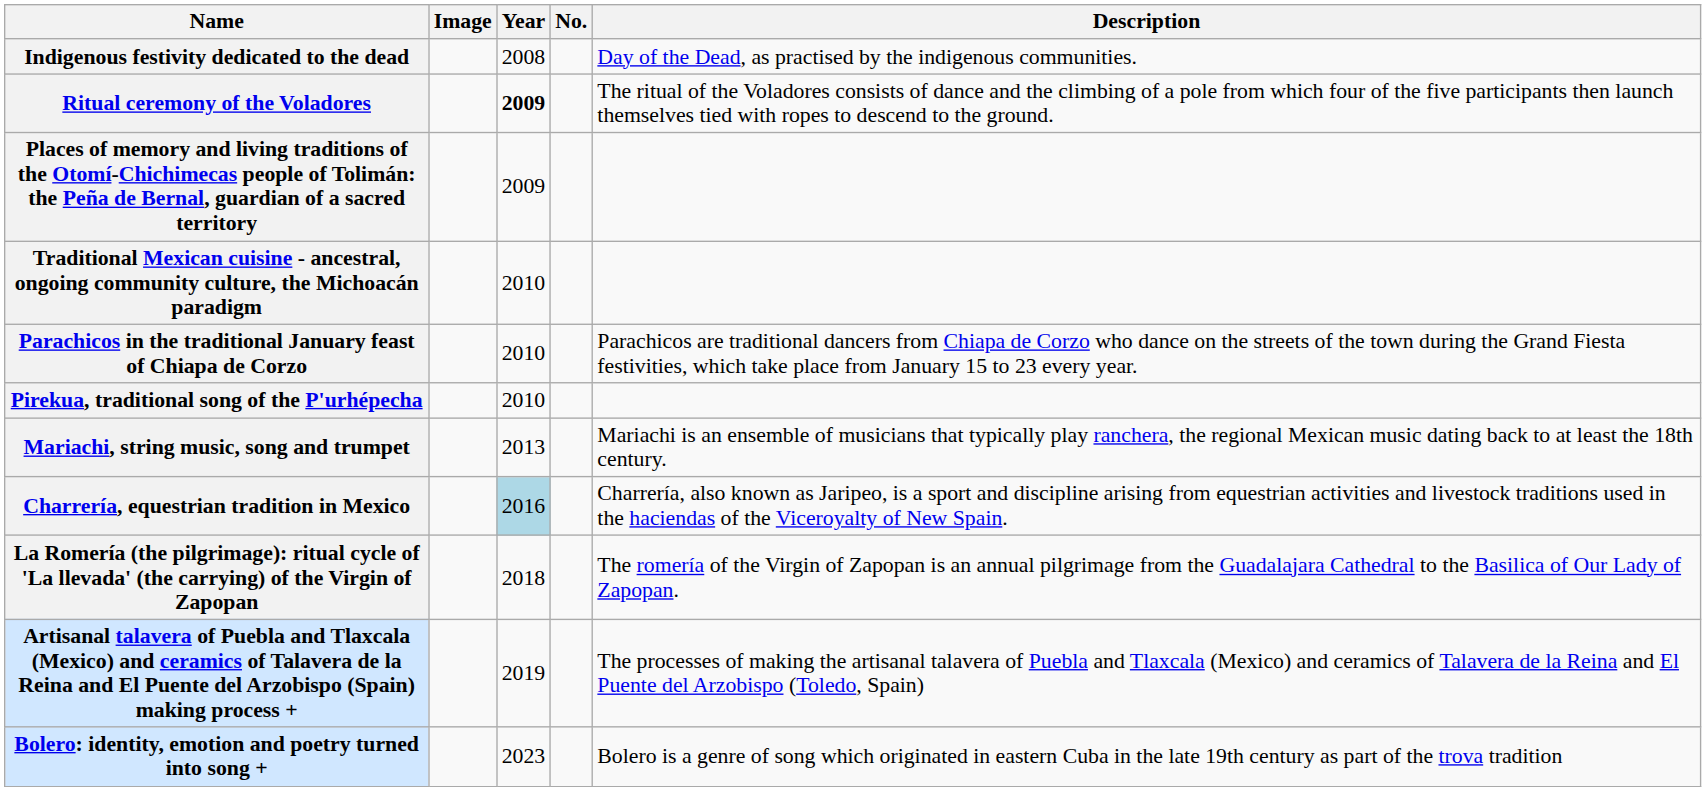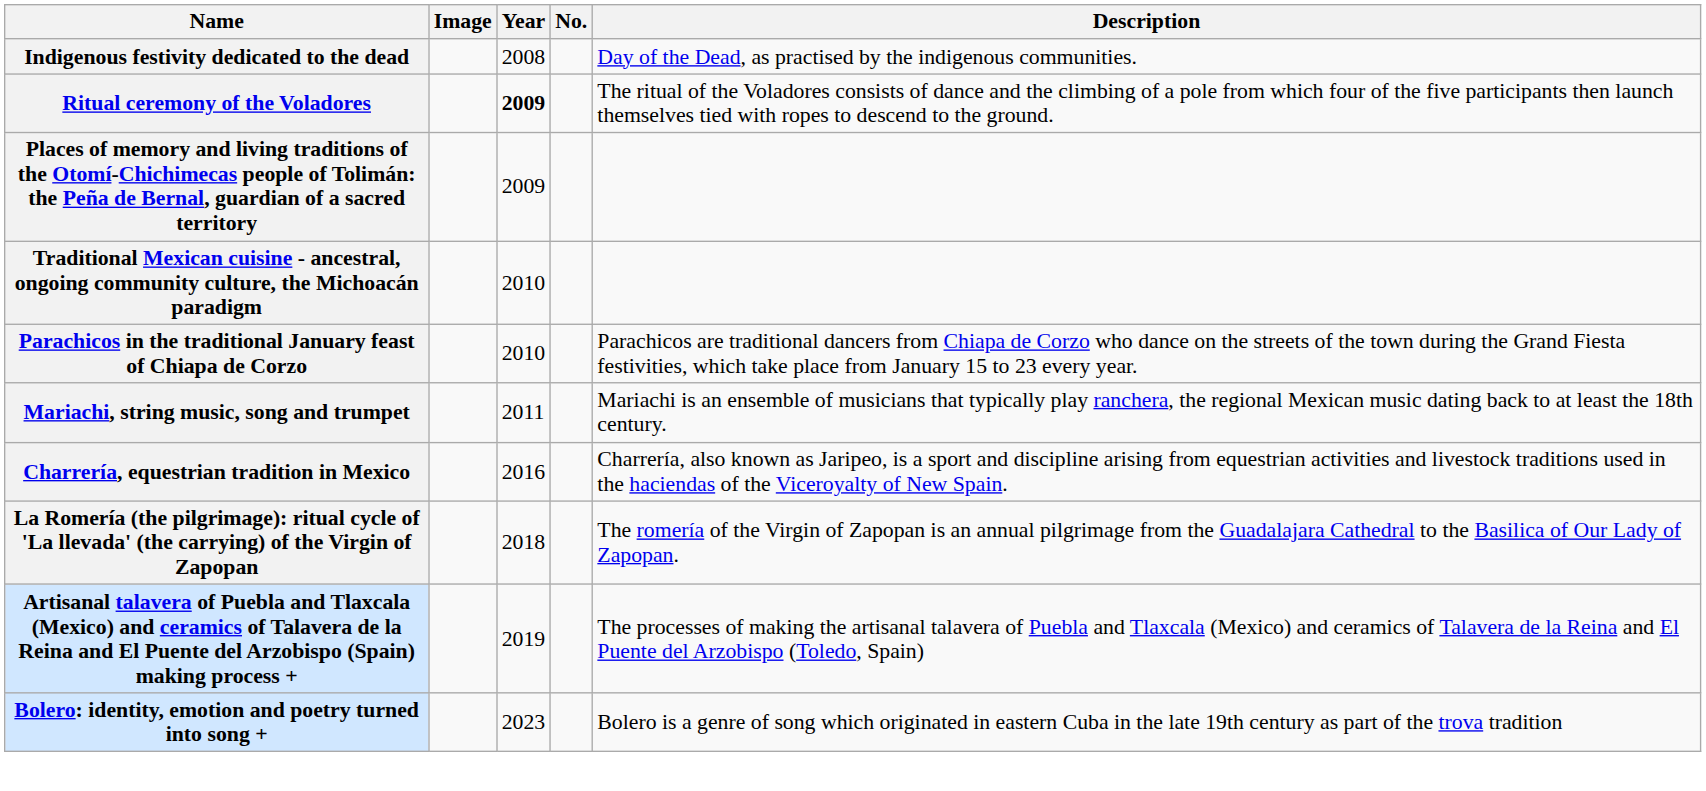- row: (217, 400)
(523, 446) 2013 -> (523, 412) 2011
(523, 505) lightblue background -> (523, 471) no background
